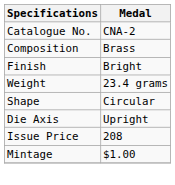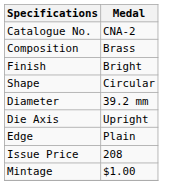- row: (26, 84)
+ row: (33, 101)
+ row: (20, 136)
